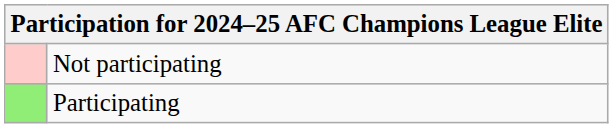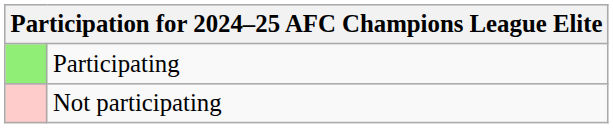rows swapped: (116, 102) <-> (137, 63)
